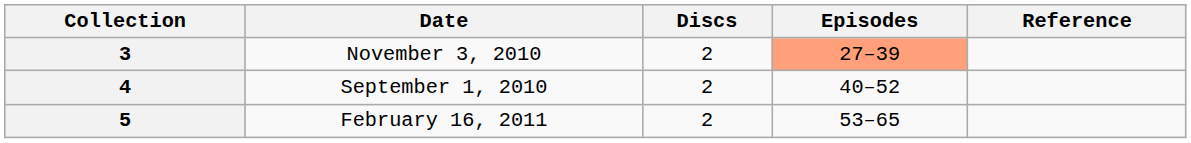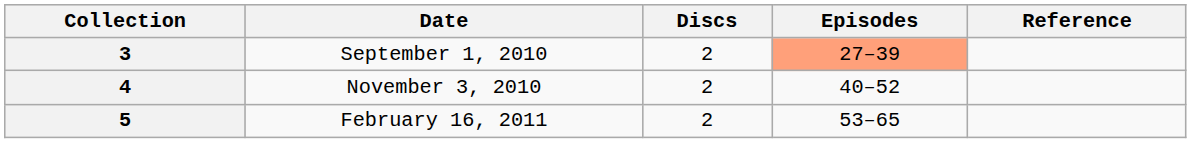(444, 54) November 3, 2010 -> (444, 54) September 1, 2010
(444, 87) September 1, 2010 -> (444, 87) November 3, 2010
